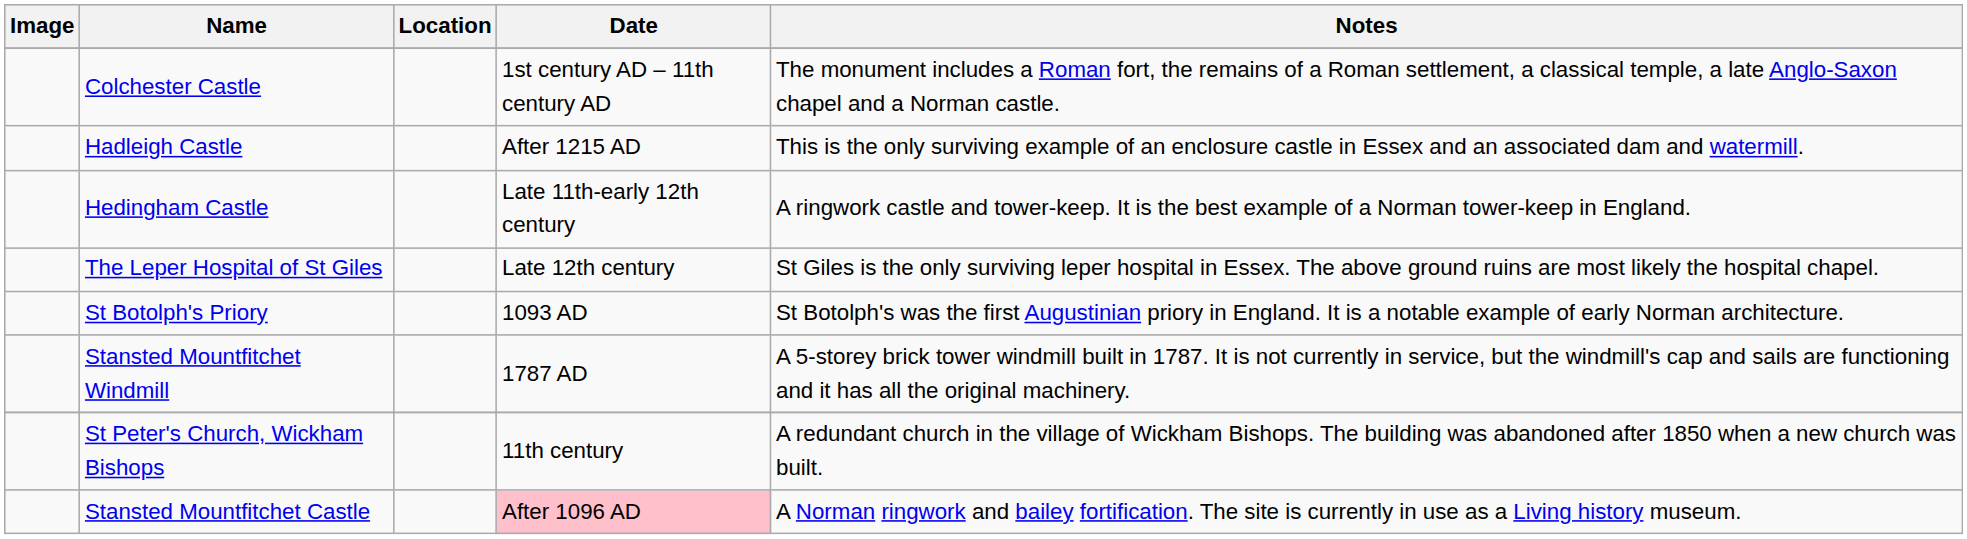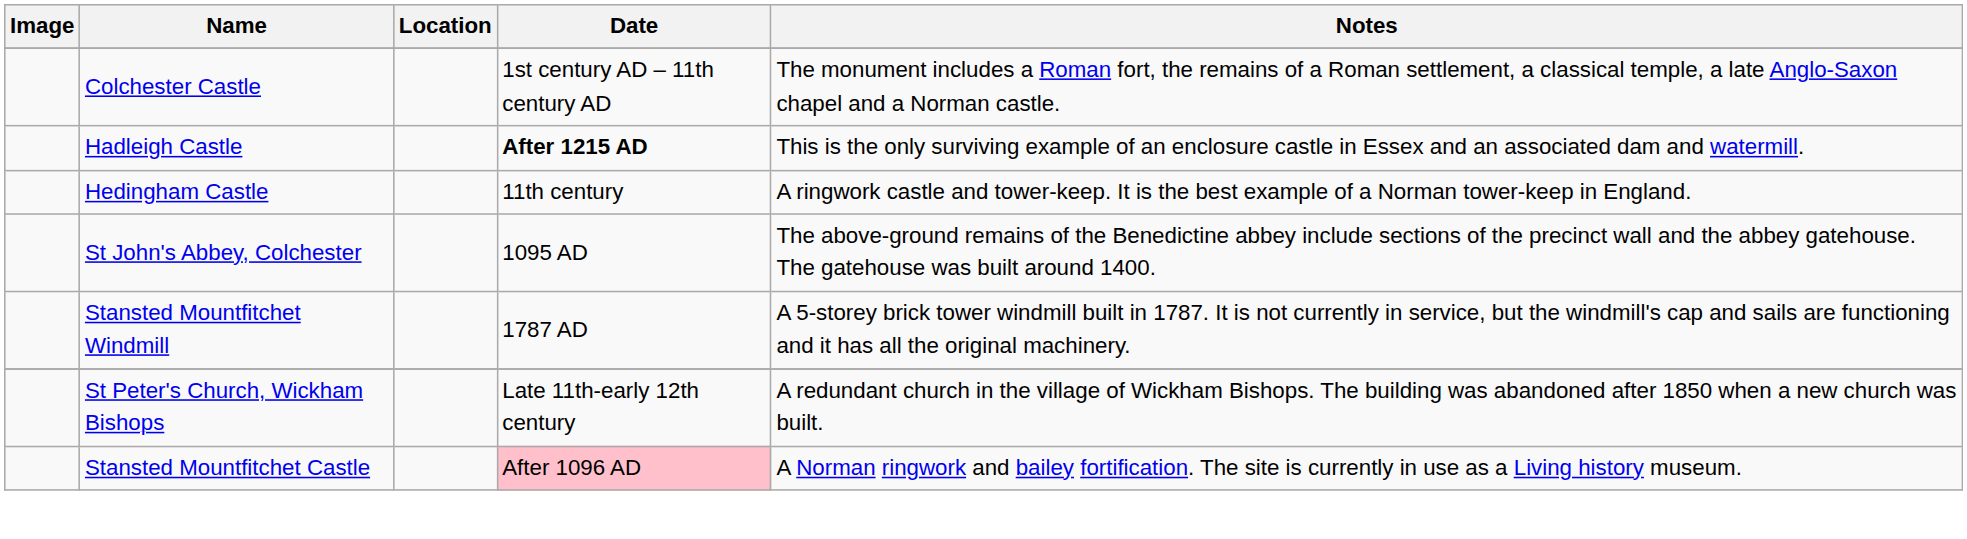(571, 147) normal -> (575, 147) bold
(600, 208) Late 11th-early 12th century -> (563, 191) 11th century
- row: (234, 269)
- row: (176, 313)
+ row: (223, 252)
(563, 451) 11th century -> (601, 407) Late 11th-early 12th century
